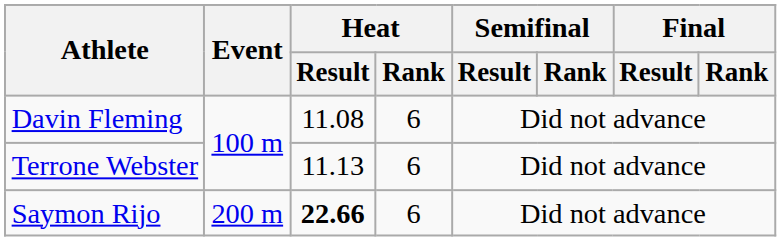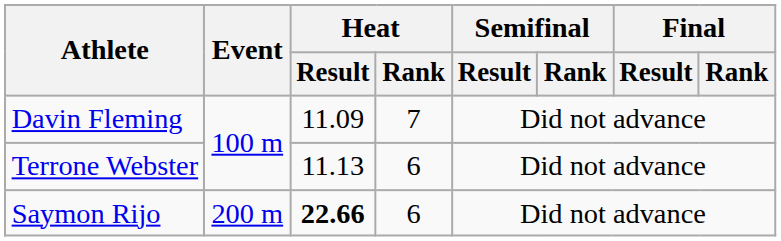(333, 119) 11.08 -> (333, 119) 11.09
(414, 119) 6 -> (414, 119) 7
